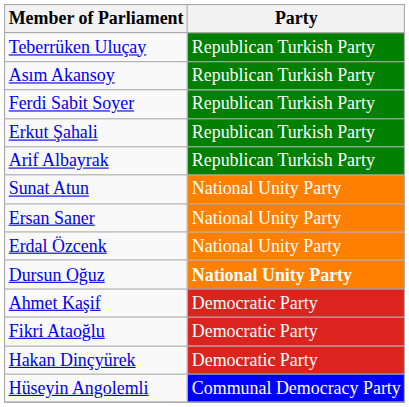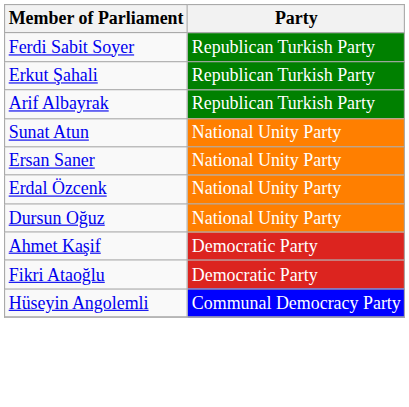- row: (77, 47)
- row: (62, 75)
(272, 274) bold -> (266, 217) normal
- row: (72, 359)
